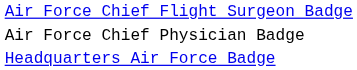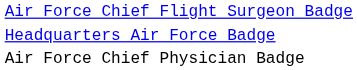rows swapped: (155, 36) <-> (140, 59)
